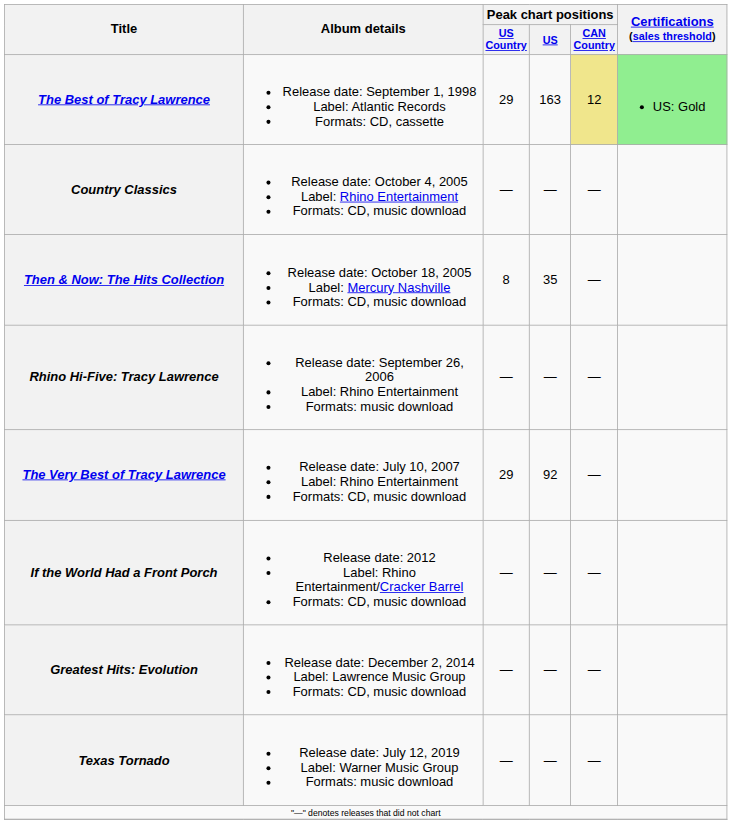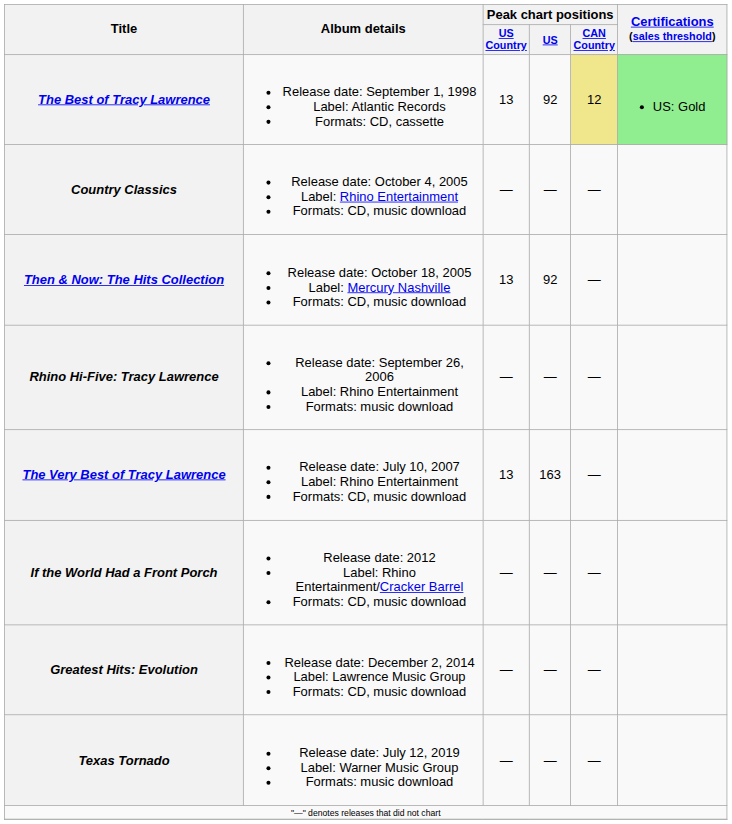(506, 99) 29 -> (506, 99) 13
(550, 99) 163 -> (550, 99) 92
(506, 280) 8 -> (506, 280) 13
(550, 280) 35 -> (550, 280) 92
(506, 475) 29 -> (506, 475) 13
(550, 475) 92 -> (550, 475) 163
